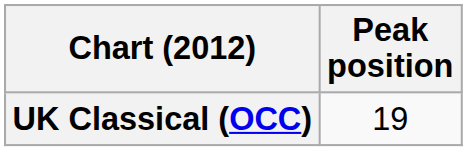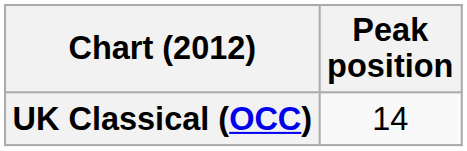(390, 118) 19 -> (390, 118) 14
